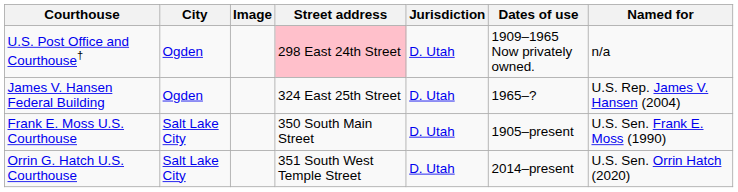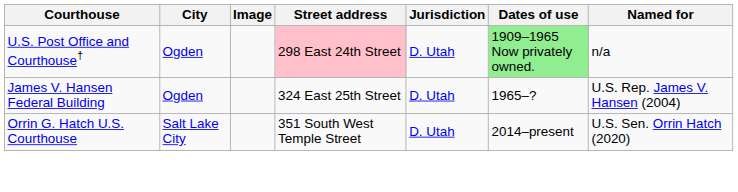(532, 51) no background -> (532, 51) lightgreen background
- row: (66, 132)
